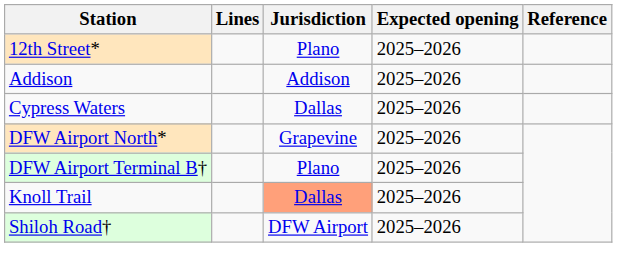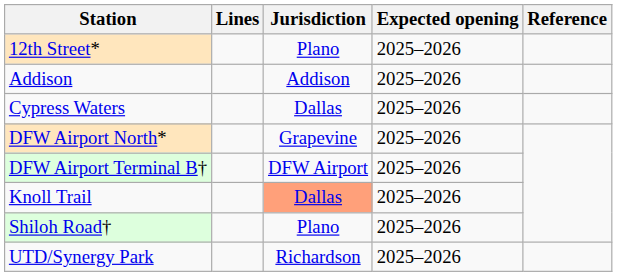(318, 167) Plano -> (318, 167) DFW Airport
(318, 227) DFW Airport -> (318, 227) Plano
+ row: (81, 256)
